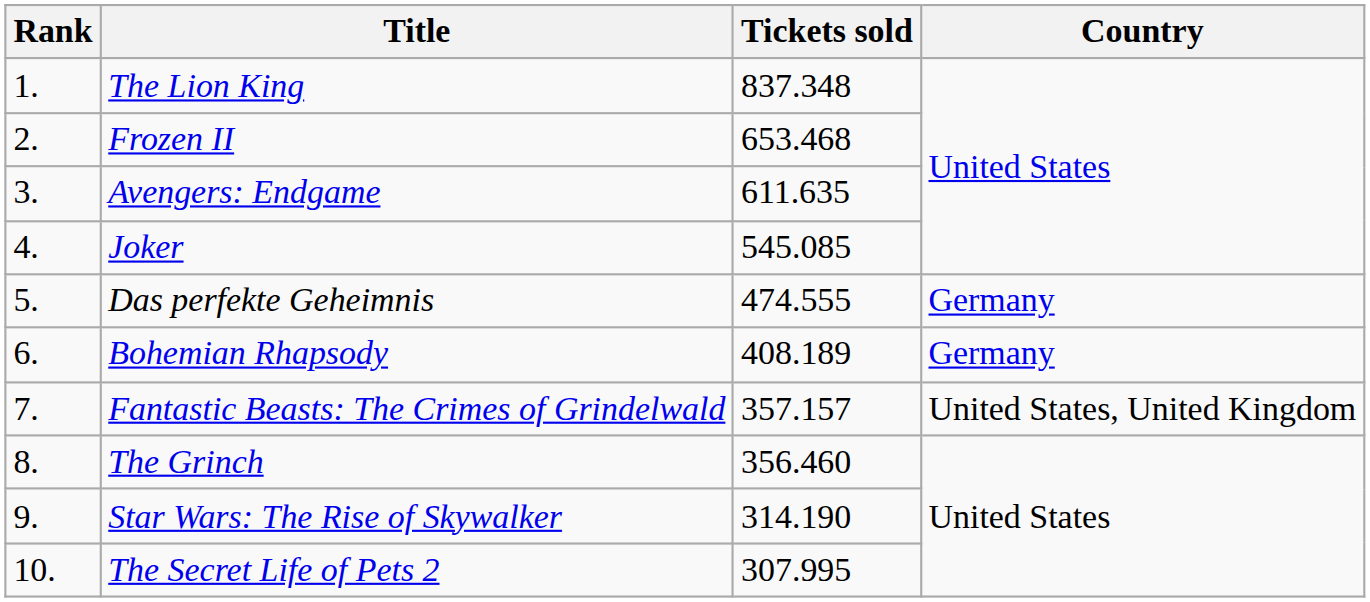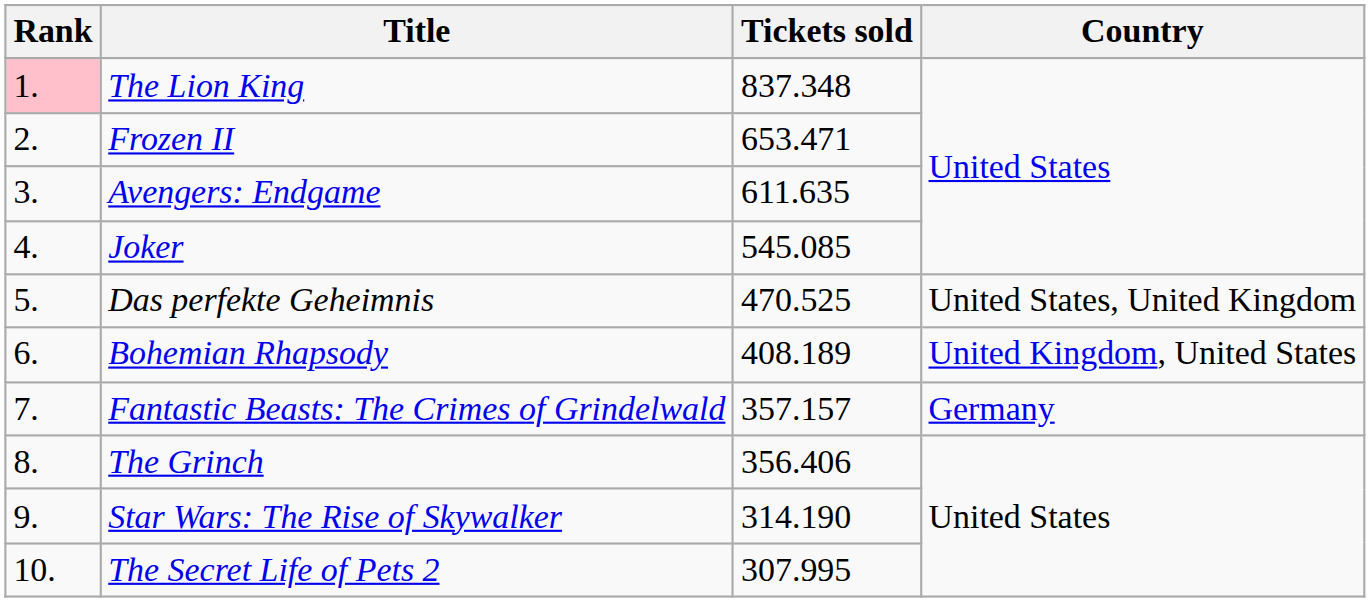(26, 85) no background -> (26, 85) pink background
(796, 138) 653.468 -> (796, 138) 653.471
(796, 300) 474.555 -> (796, 300) 470.525
(992, 300) Germany -> (1142, 300) United States, United Kingdom
(992, 354) Germany -> (1142, 354) United Kingdom, United States
(1142, 407) United States, United Kingdom -> (992, 407) Germany
(796, 461) 356.460 -> (796, 461) 356.406
